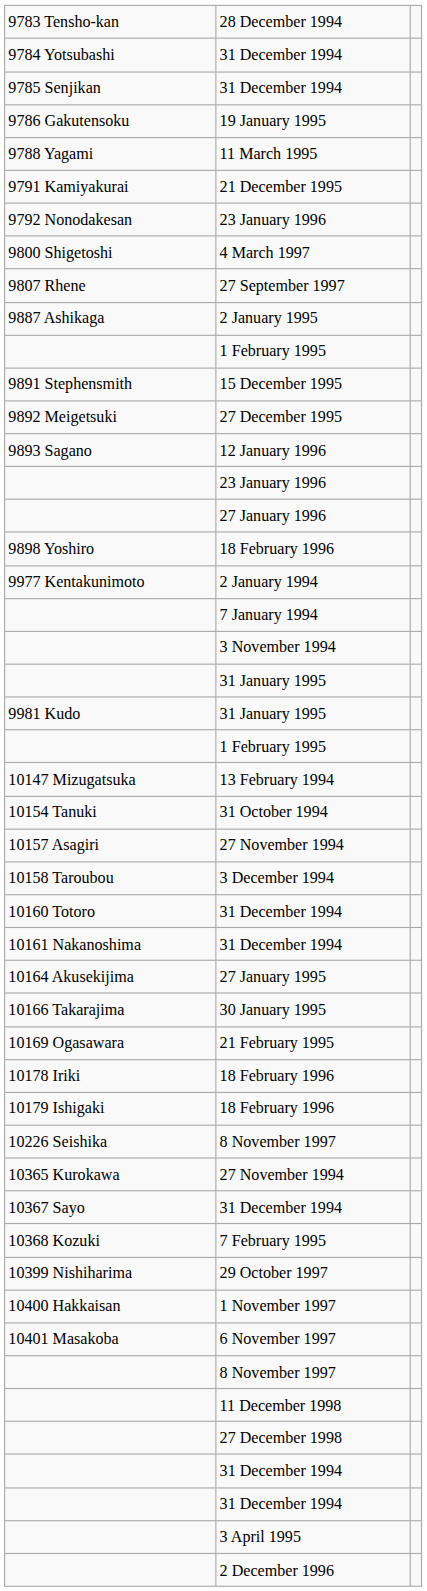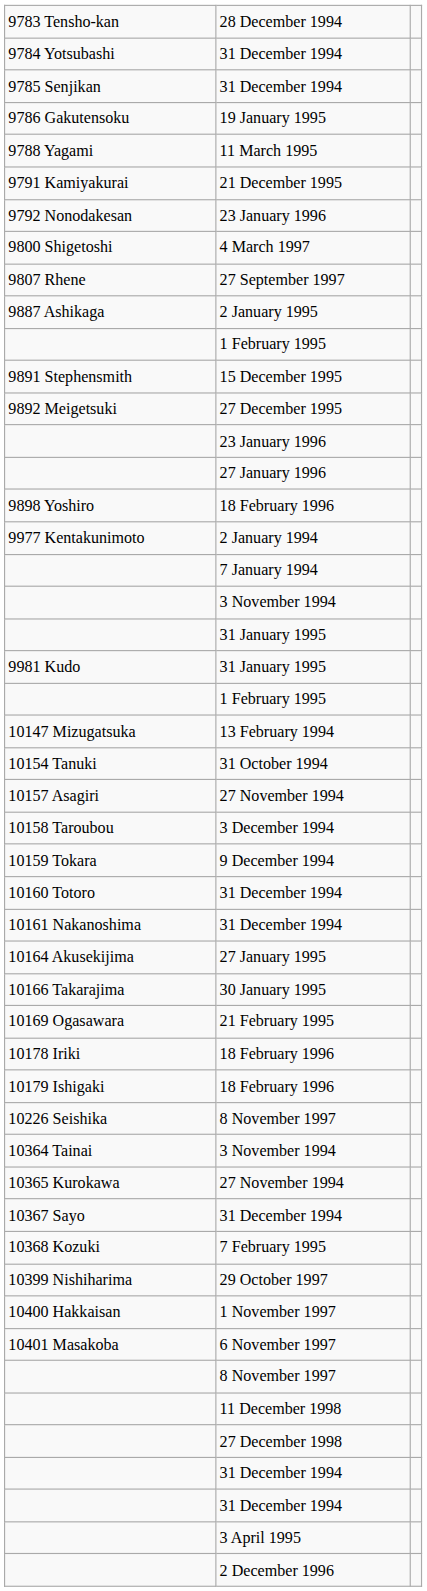- row: (50, 450)
+ row: (53, 860)
+ row: (50, 1150)
